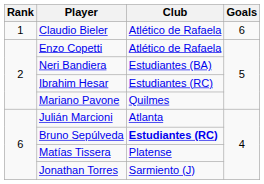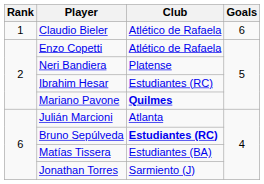(170, 65) Estudiantes (BA) -> (150, 65) Platense
(149, 100) normal -> (151, 100) bold
(150, 153) Platense -> (170, 153) Estudiantes (BA)
